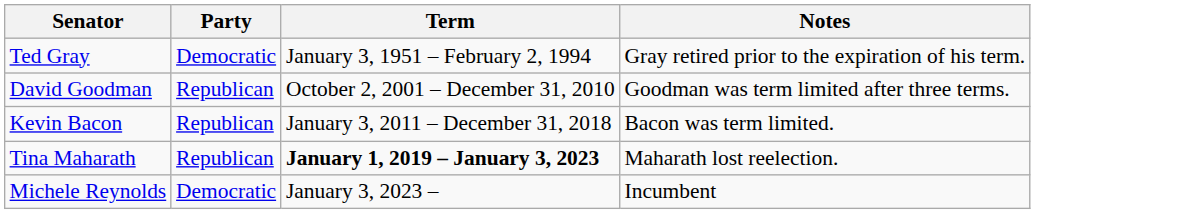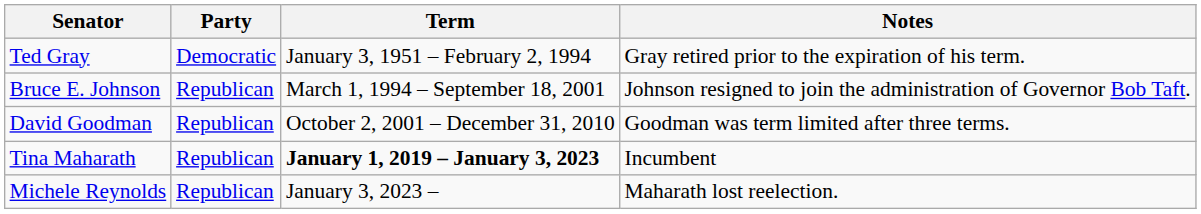+ row: (85, 89)
- row: (66, 123)
(731, 157) Maharath lost reelection. -> (670, 157) Incumbent
(226, 191) Democratic -> (225, 191) Republican
(670, 191) Incumbent -> (731, 191) Maharath lost reelection.
